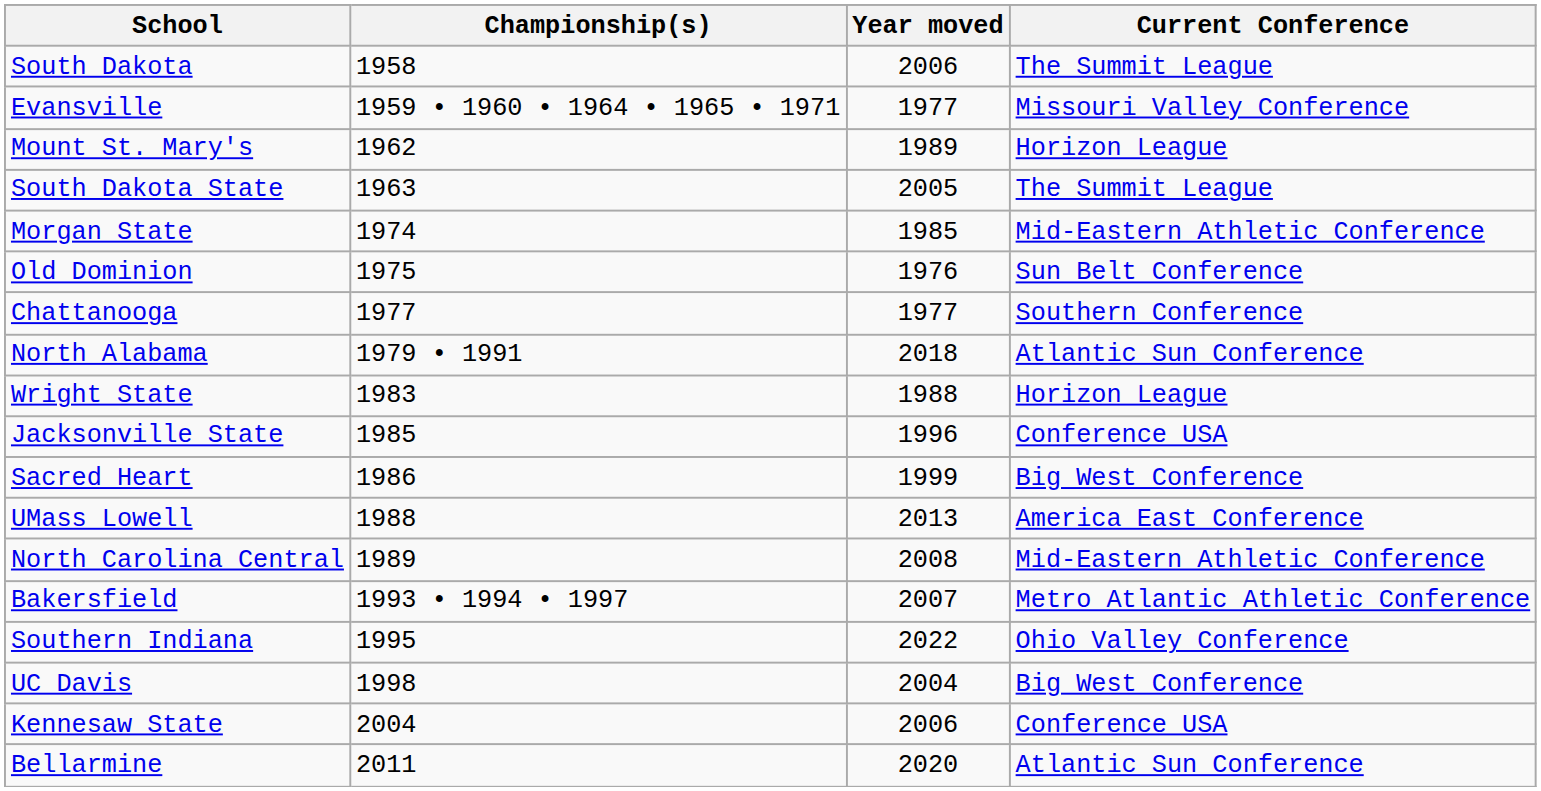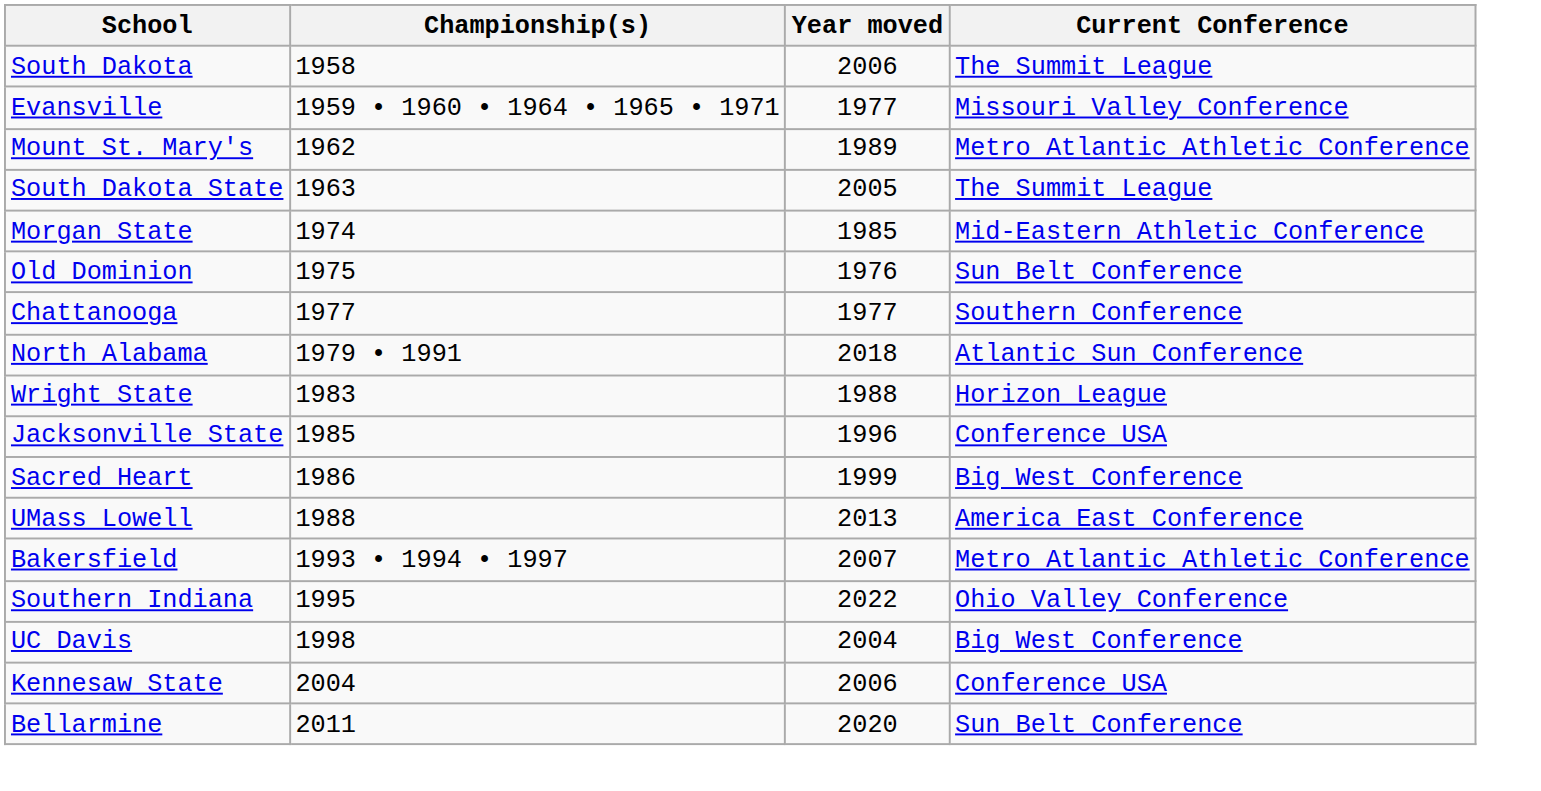(1122, 149) Horizon League -> (1212, 149) Metro Atlantic Athletic Conference
- row: (177, 560)
(1190, 765) Atlantic Sun Conference -> (1099, 724) Sun Belt Conference
